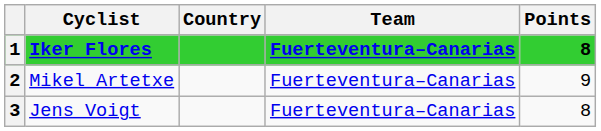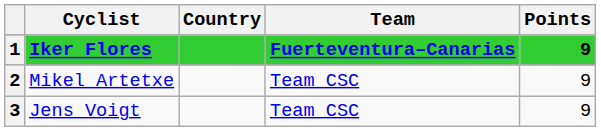(586, 50) 8 -> (586, 50) 9
(393, 80) Fuerteventura–Canarias -> (315, 80) Team CSC
(393, 111) Fuerteventura–Canarias -> (315, 111) Team CSC
(586, 111) 8 -> (586, 111) 9
